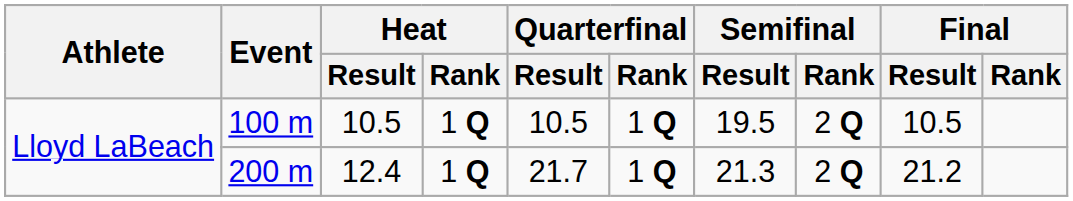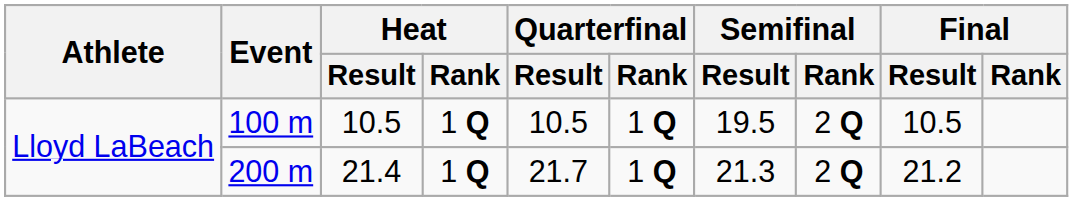(371, 172) 12.4 -> (371, 172) 21.4
